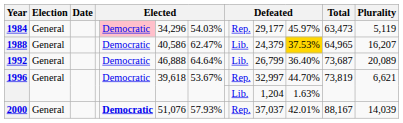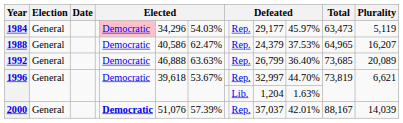(240, 45) Lib. -> (241, 45) Rep.
(304, 45) gold background -> (304, 45) no background
(206, 61) 64.64% -> (206, 61) 63.63%
(240, 61) Lib. -> (241, 61) Rep.
(339, 61) 73,687 -> (339, 61) 73,685
(206, 110) 57.93% -> (206, 110) 57.39%
